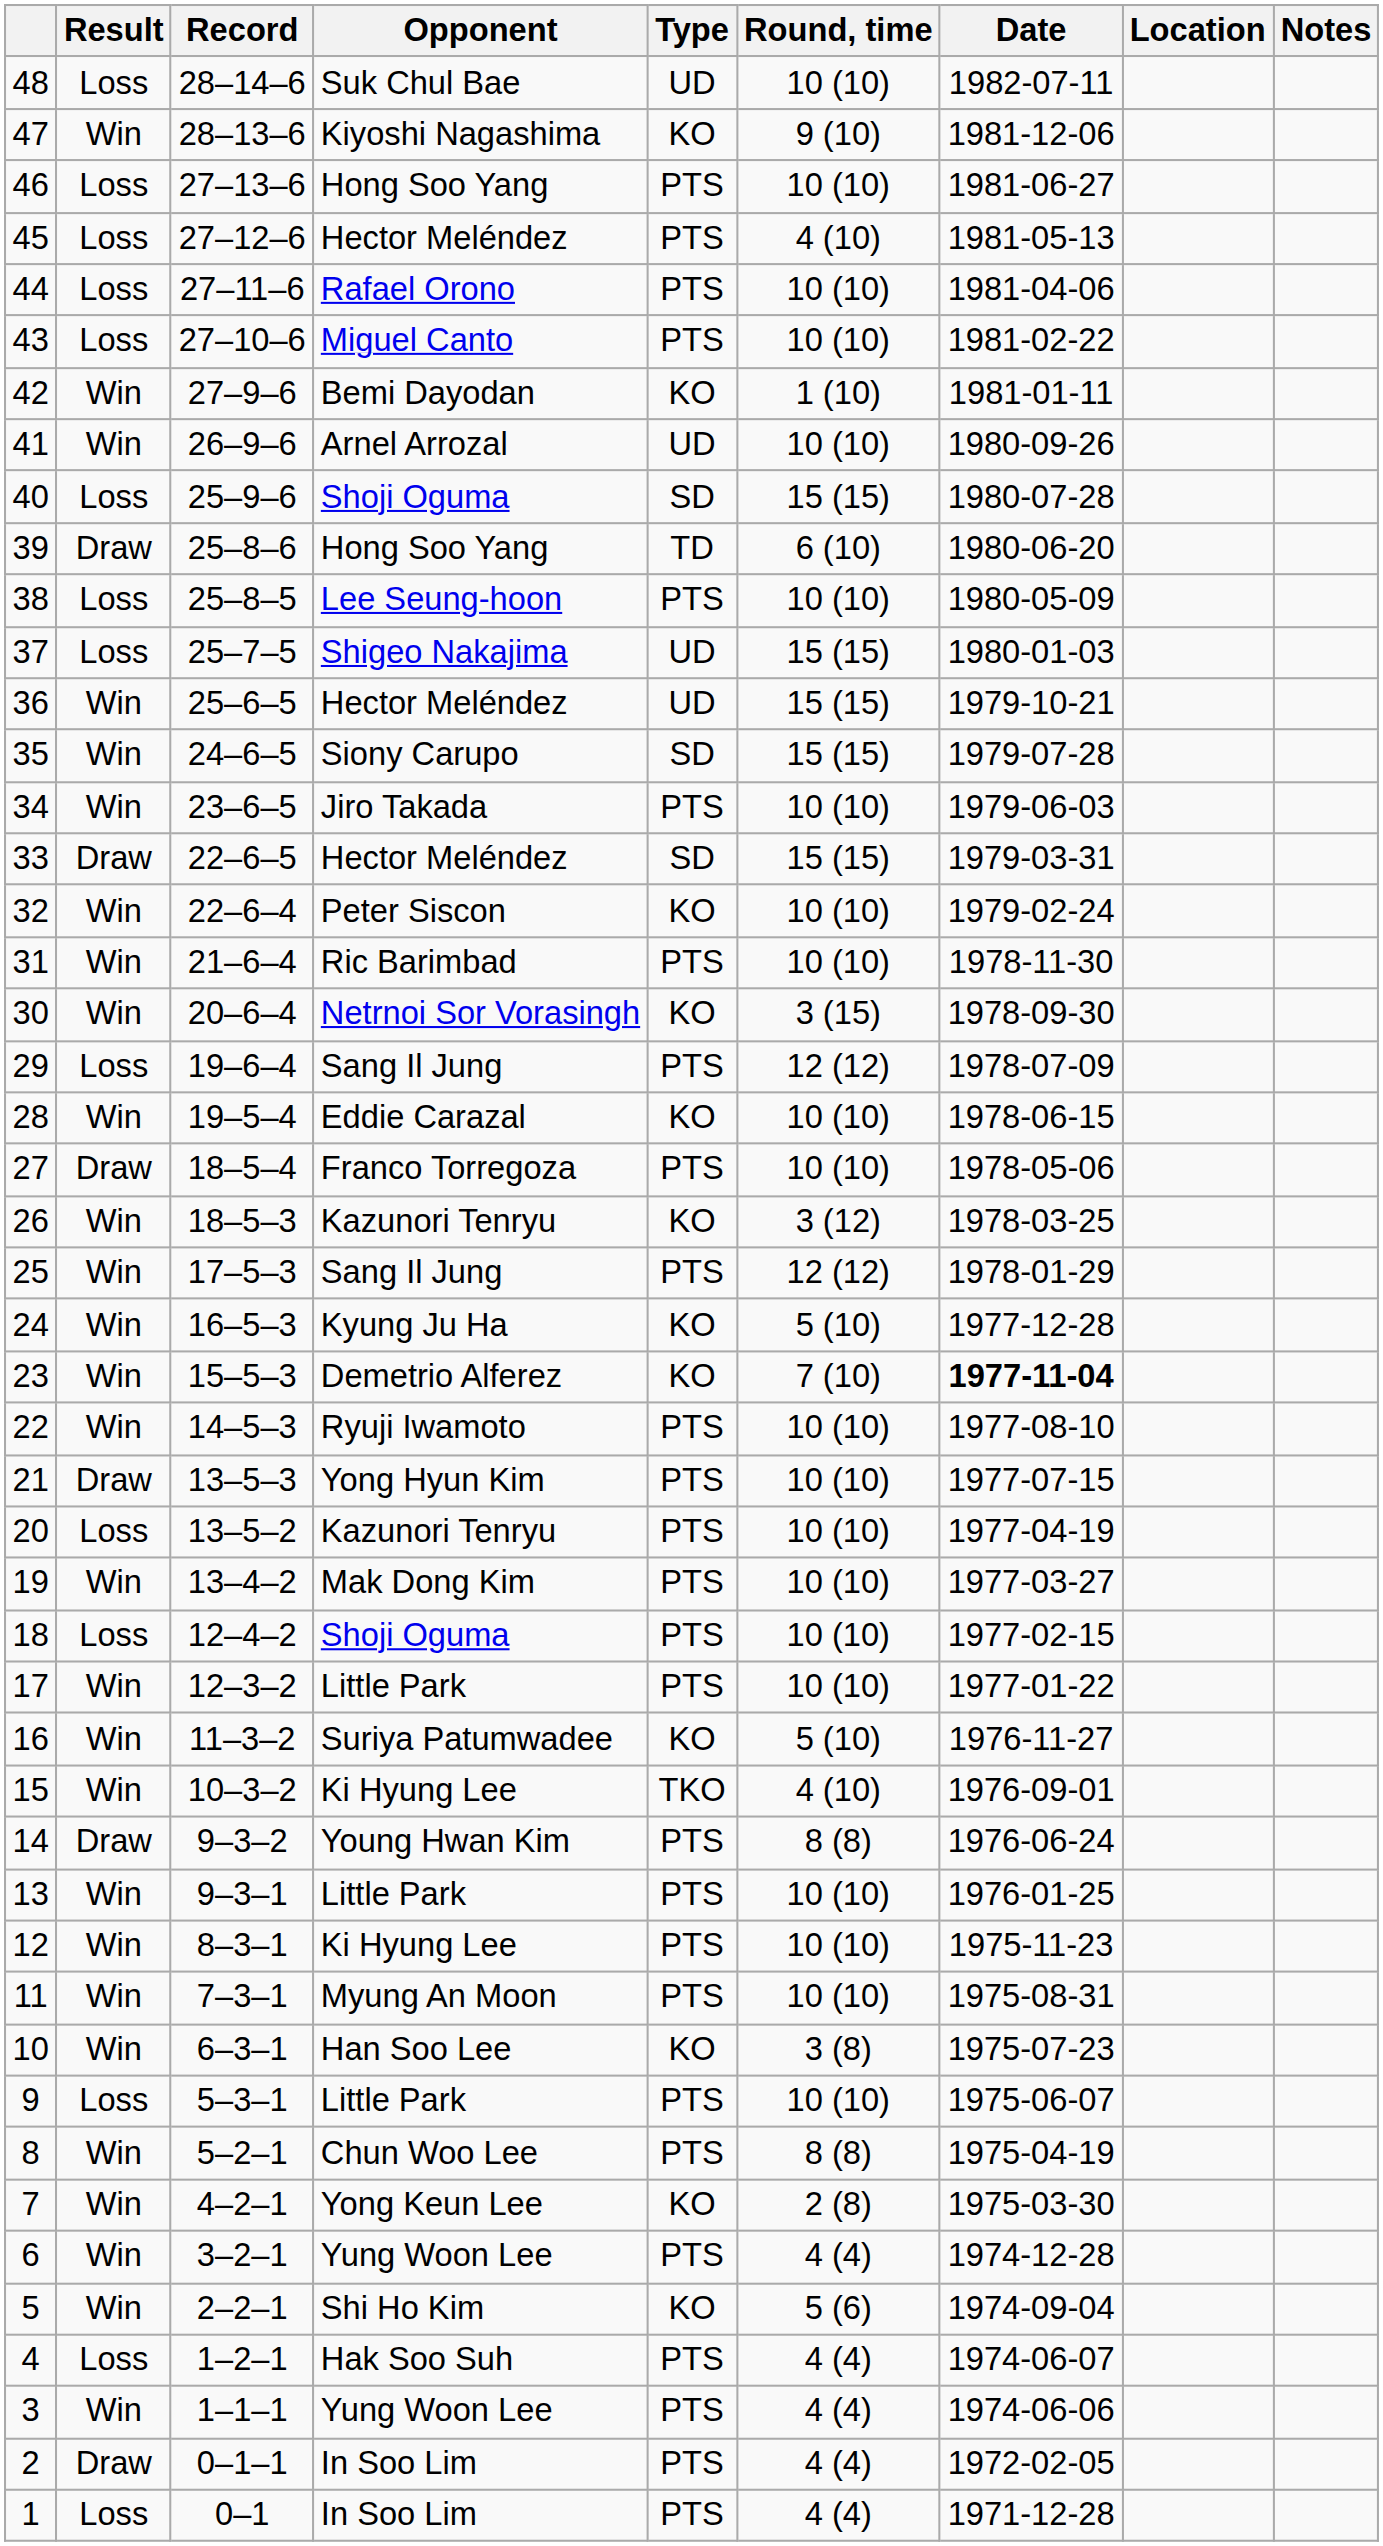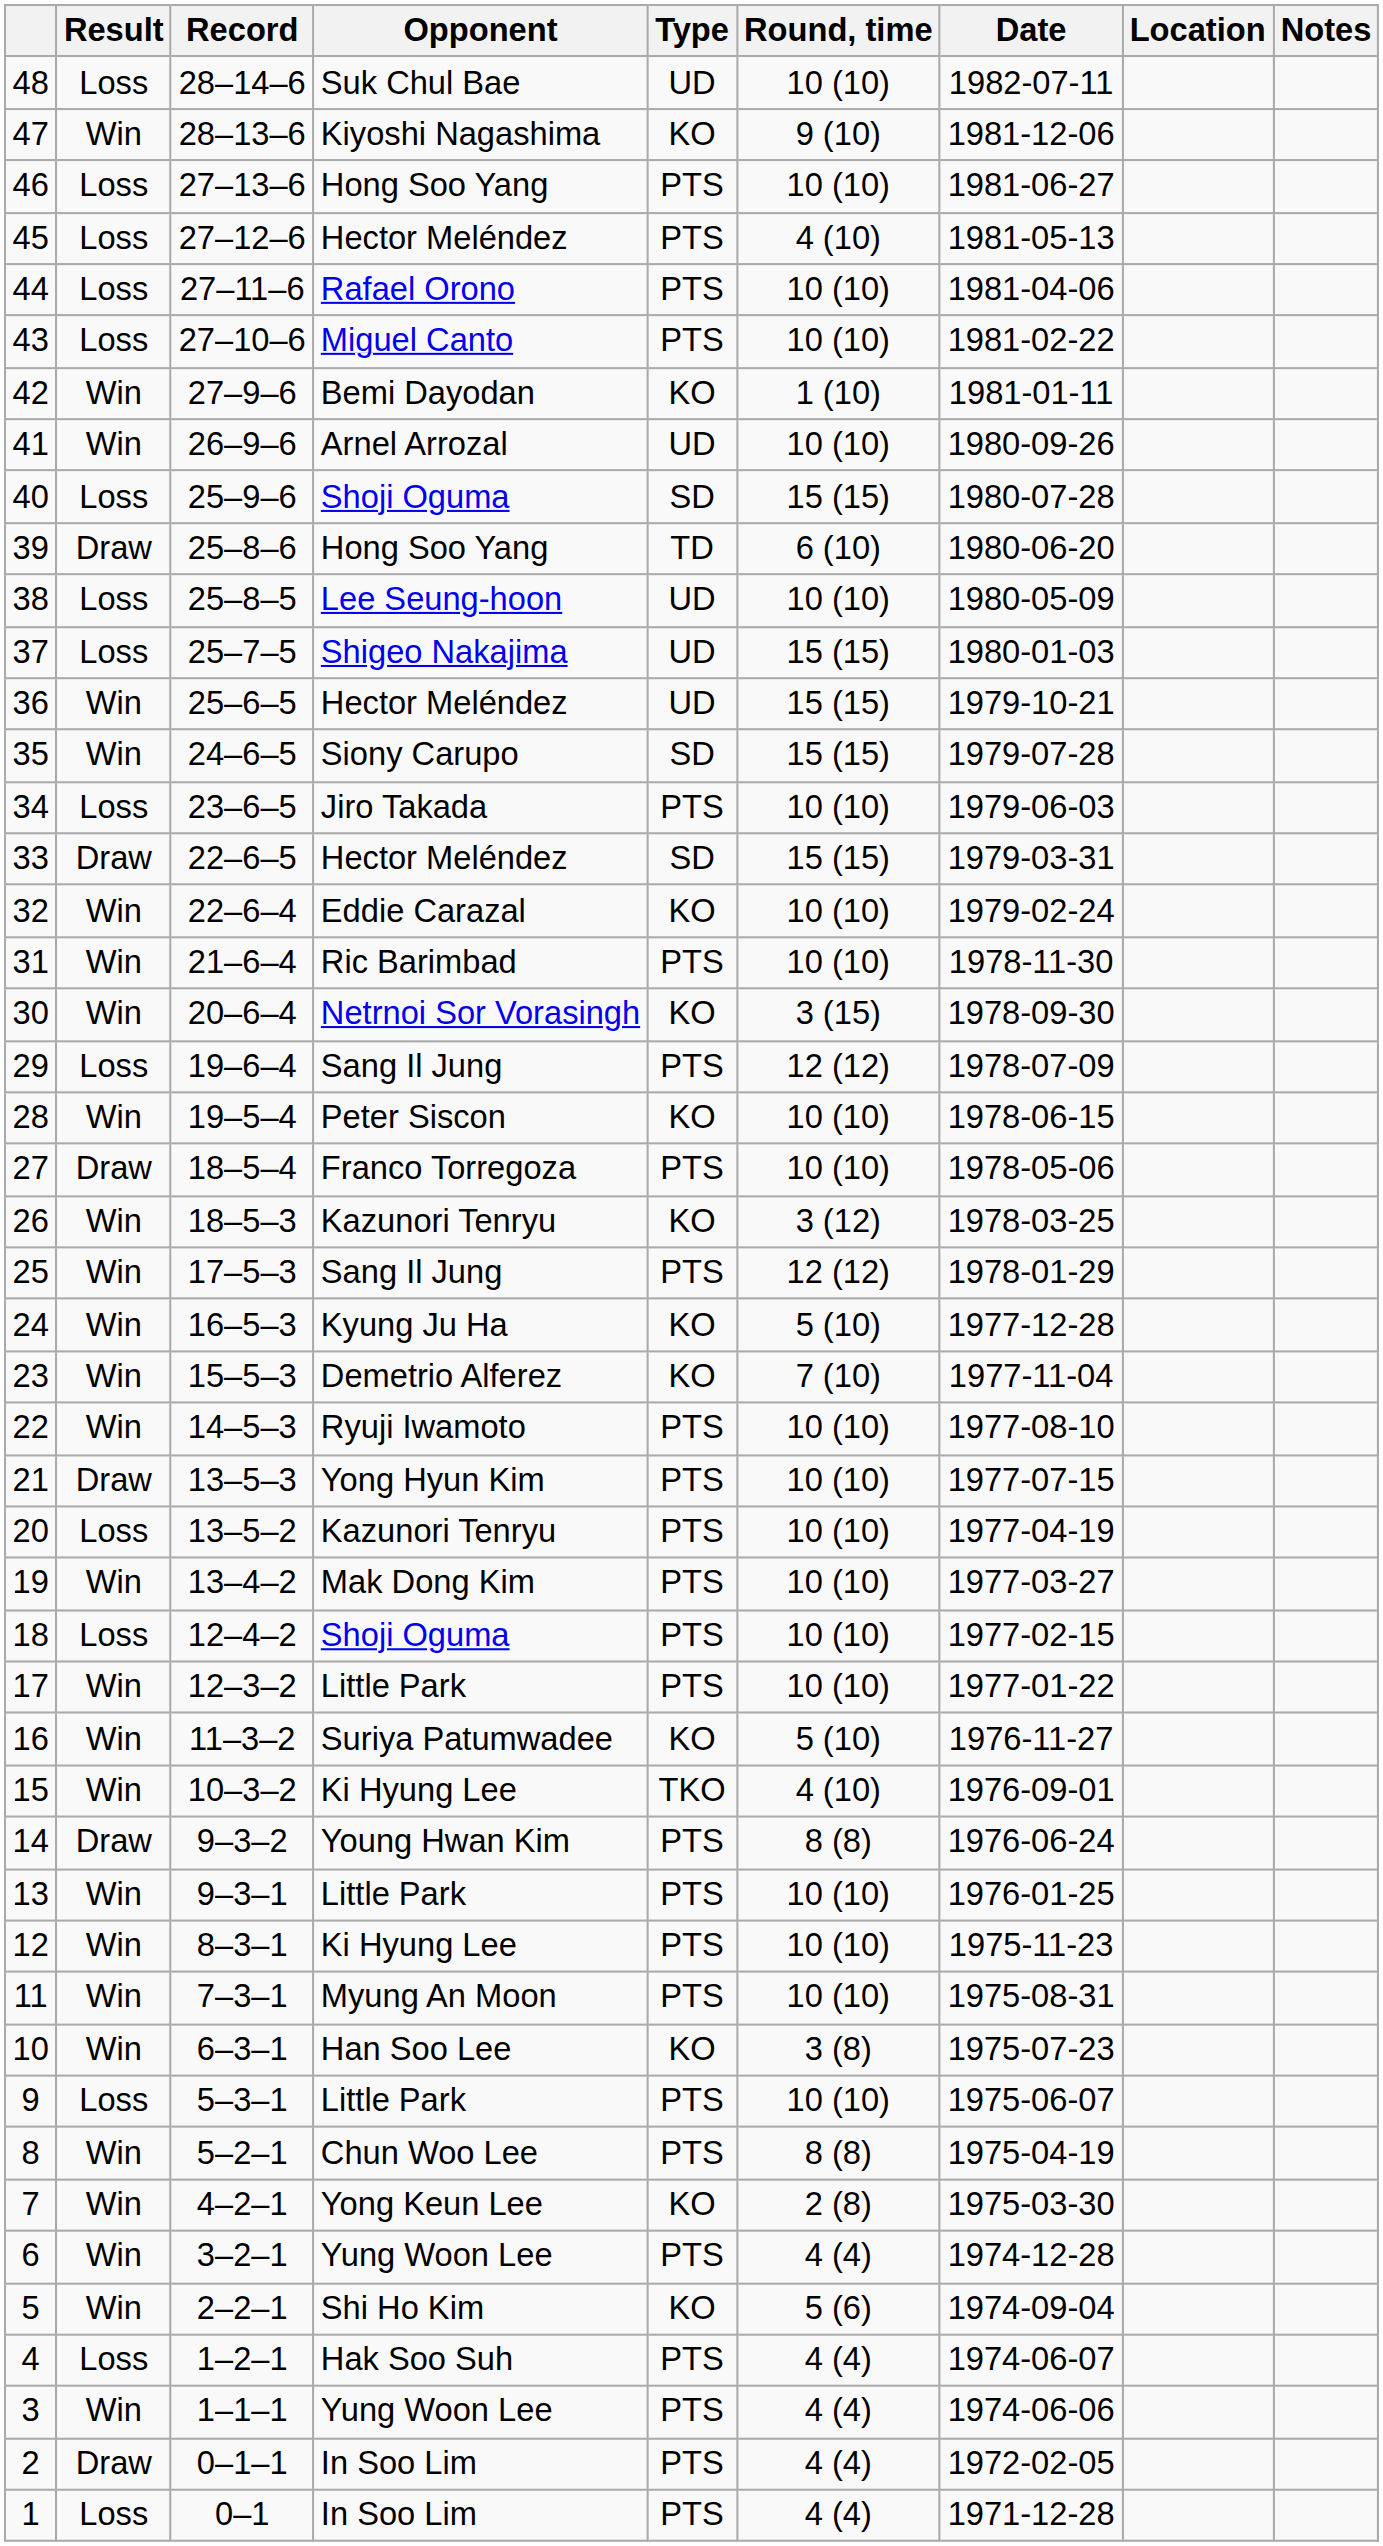(692, 599) PTS -> (692, 599) UD
(114, 806) Win -> (114, 806) Loss
(413, 910) Peter Siscon -> (423, 910) Eddie Carazal
(423, 1117) Eddie Carazal -> (413, 1117) Peter Siscon
(1031, 1376) bold -> (1031, 1376) normal
